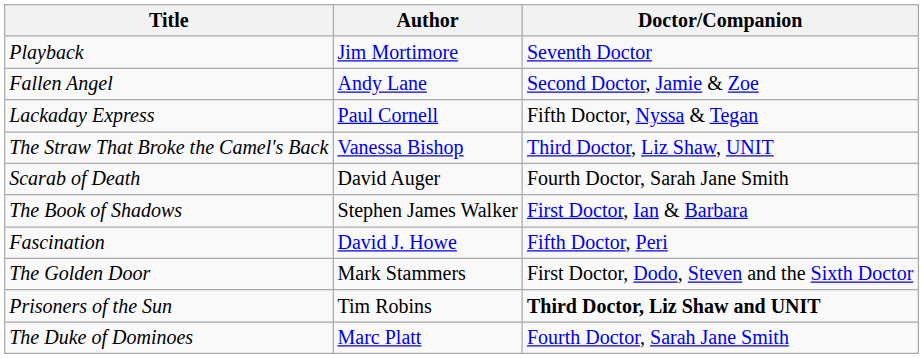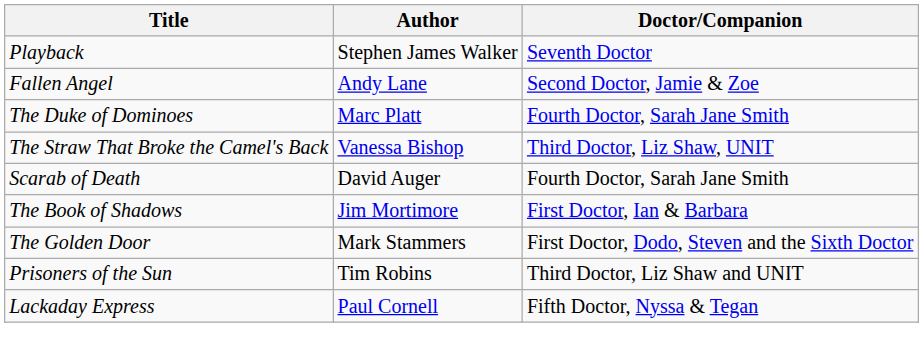(398, 52) Jim Mortimore -> (428, 52) Stephen James Walker
rows swapped: (101, 337) <-> (82, 115)
(428, 210) Stephen James Walker -> (398, 210) Jim Mortimore
- row: (57, 242)
(674, 305) bold -> (665, 274) normal
